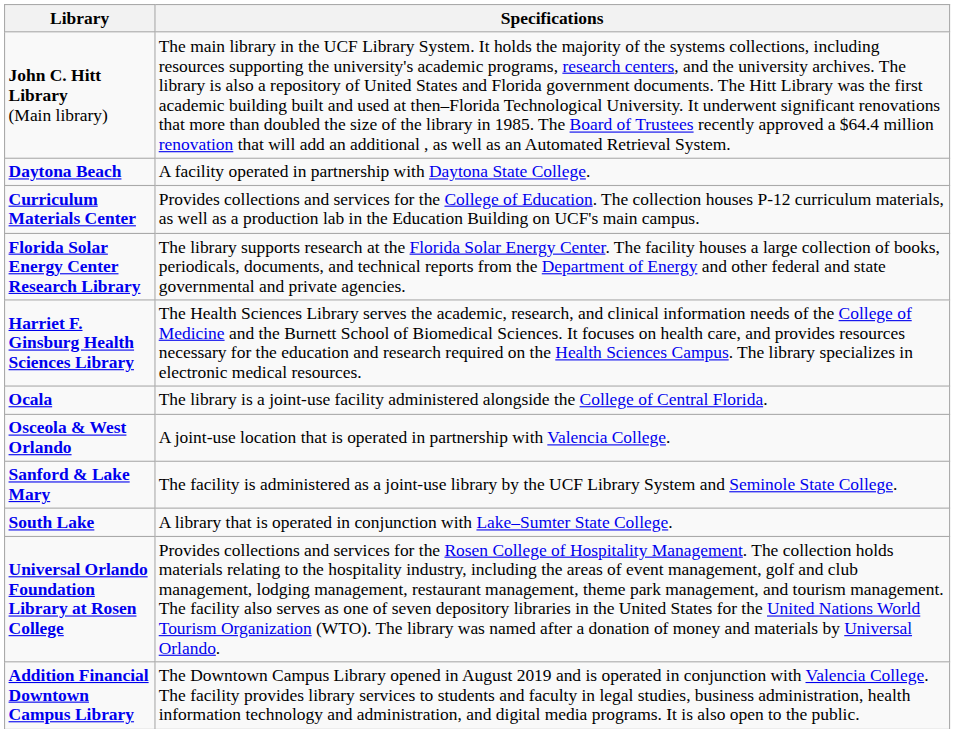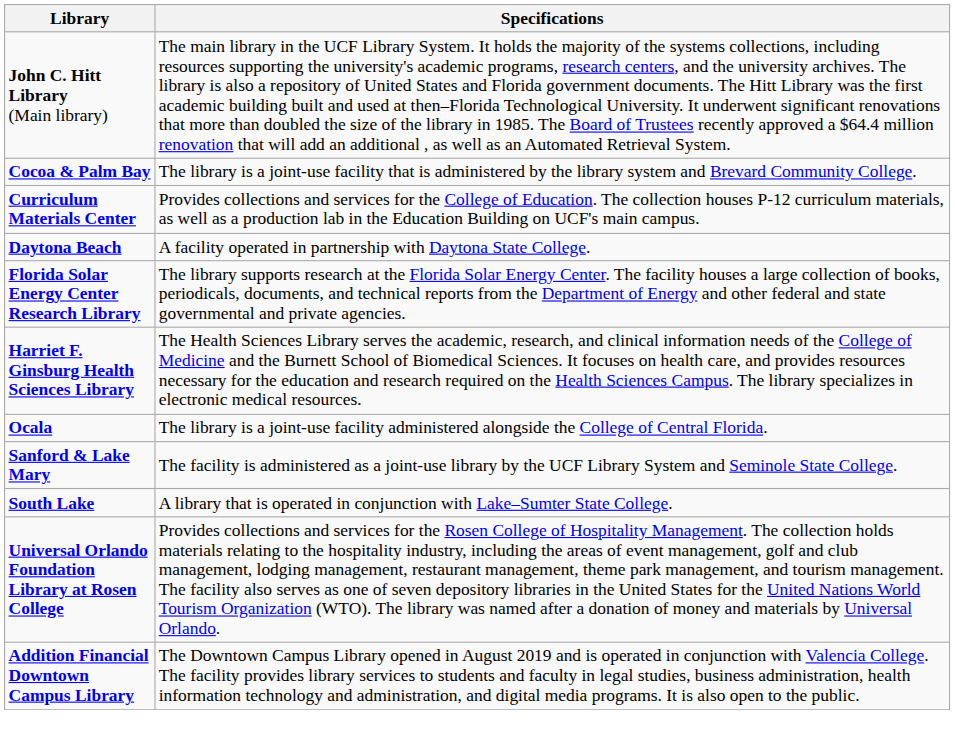+ row: (80, 171)
rows swapped: (72, 209) <-> (65, 171)
- row: (68, 437)
